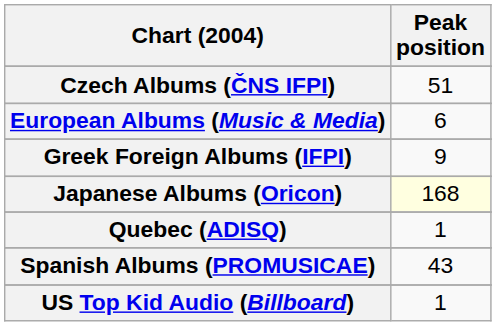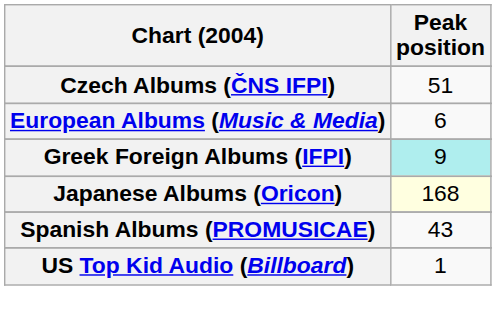(440, 157) no background -> (440, 157) paleturquoise background
- row: (198, 229)
